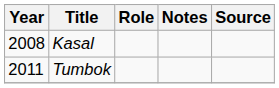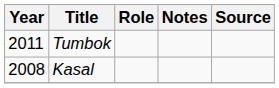rows swapped: (73, 43) <-> (82, 69)
